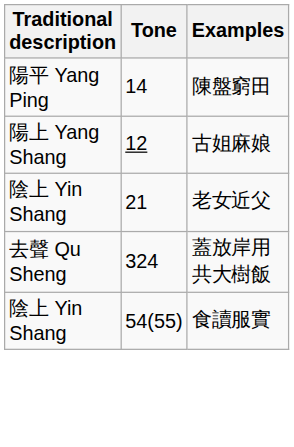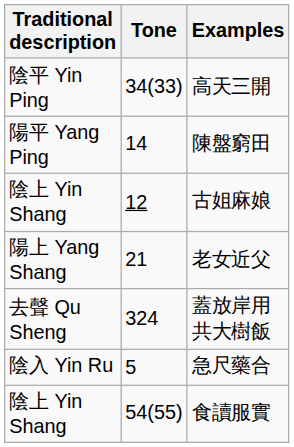+ row: (231, 86)
(54, 145) 陽上 Yang Shang -> (46, 202) 陰上 Yin Shang
(46, 202) 陰上 Yin Shang -> (54, 260) 陽上 Yang Shang
+ row: (231, 366)
